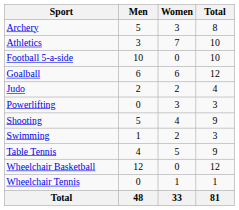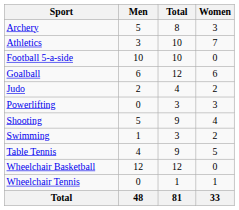columns swapped: (177, 12) <-> (215, 12)
